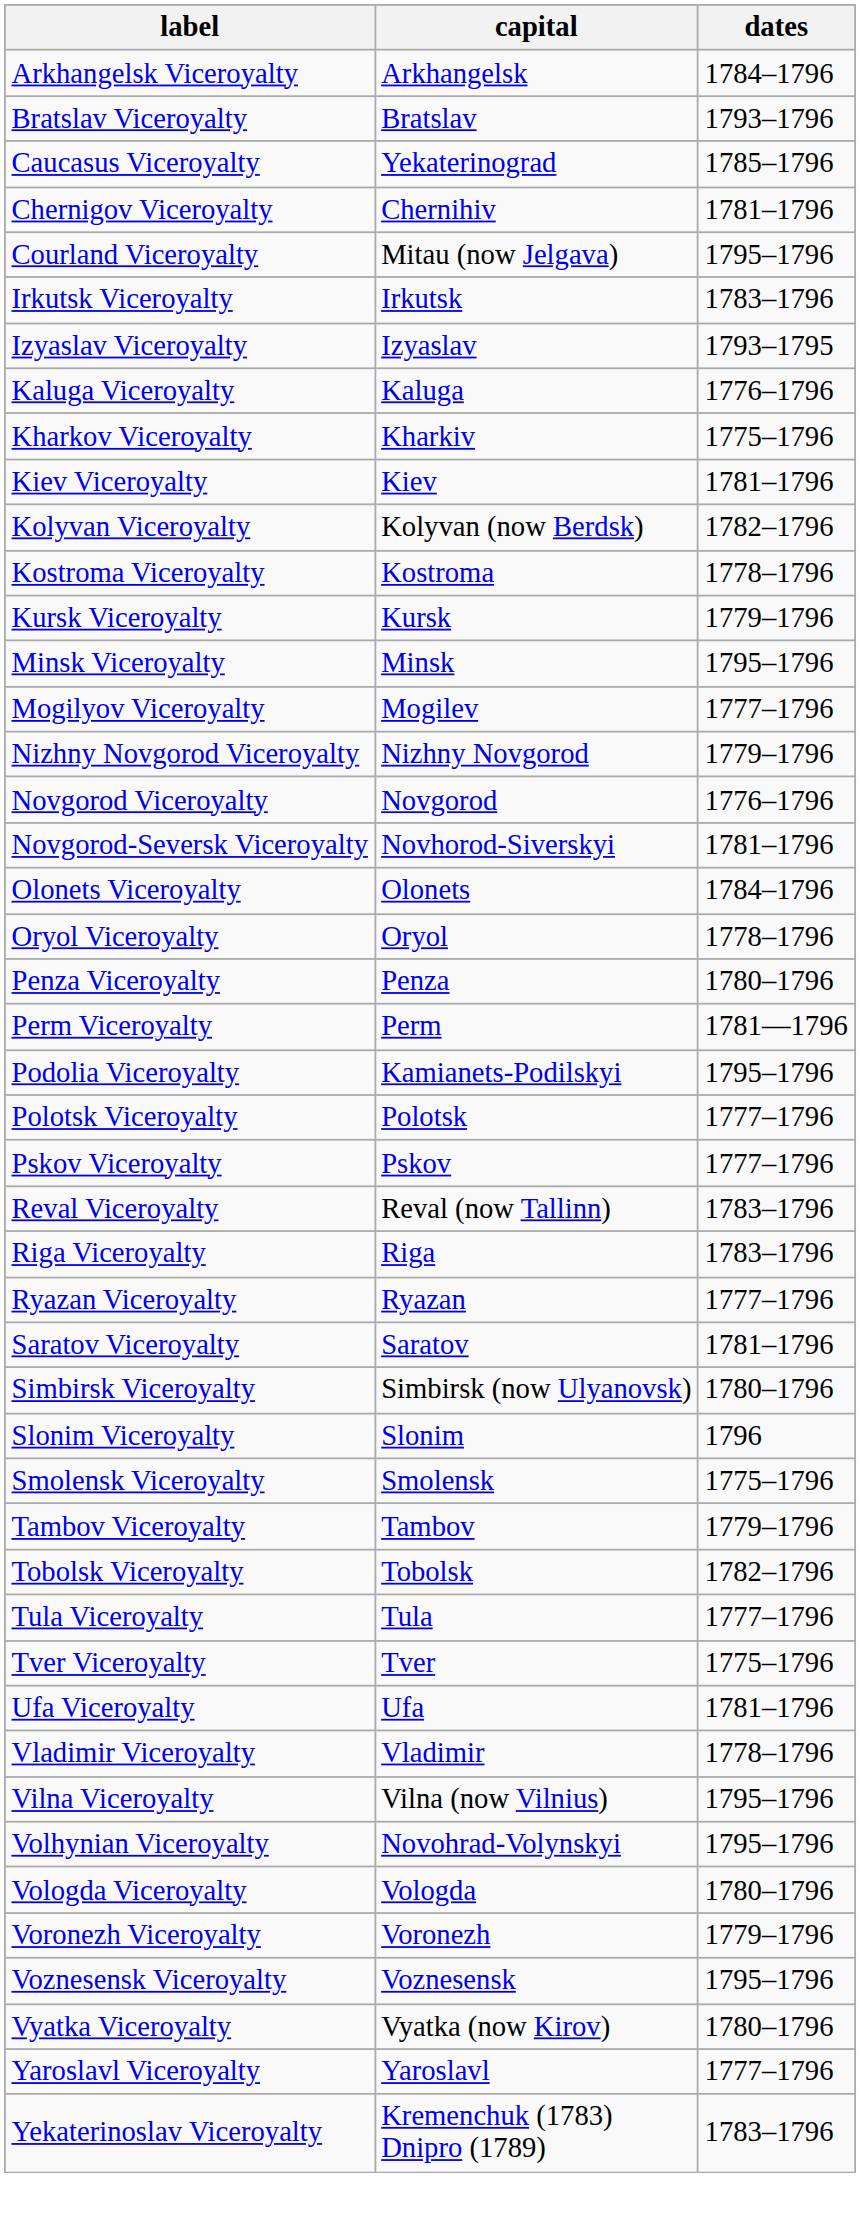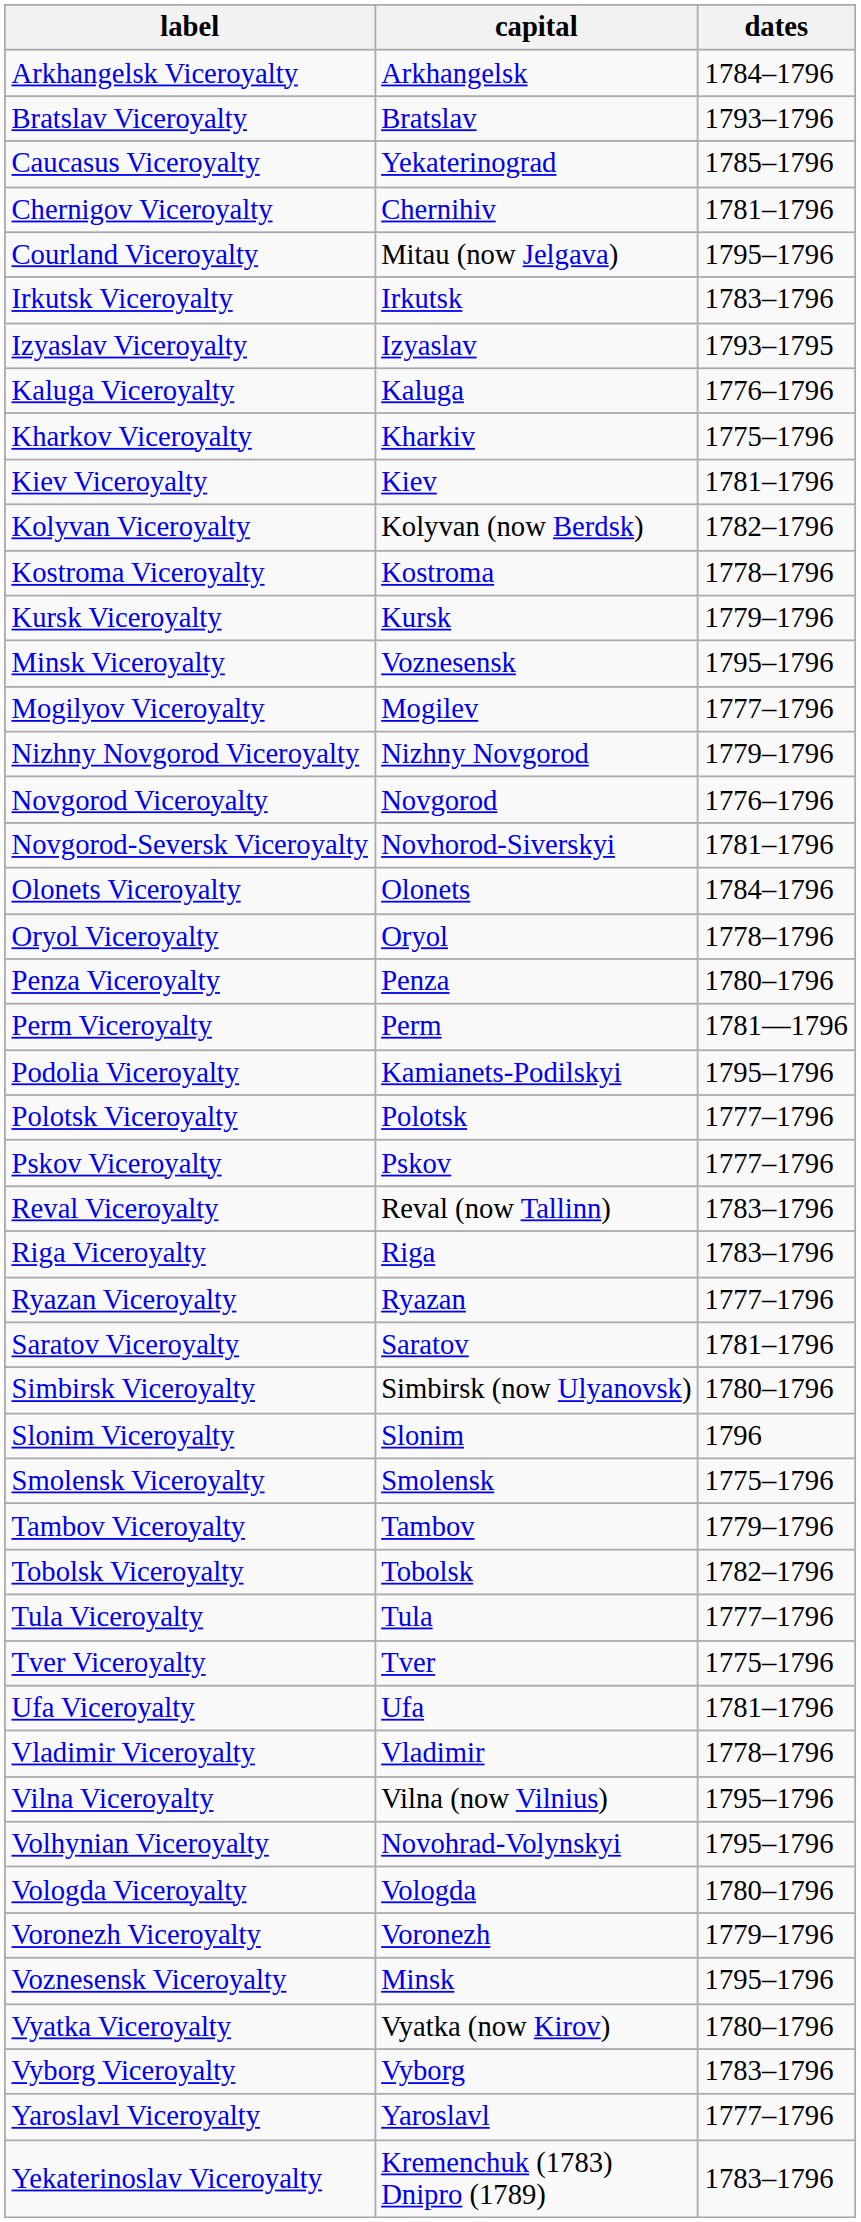(418, 663) Minsk -> (449, 663) Voznesensk
(449, 1980) Voznesensk -> (418, 1980) Minsk
+ row: (123, 2071)
